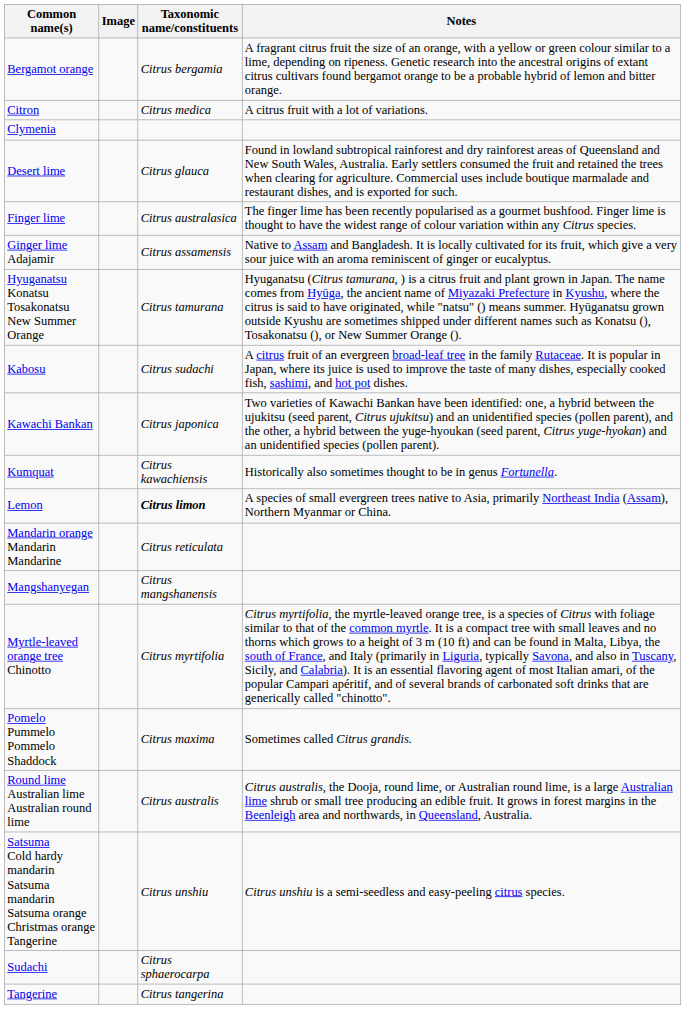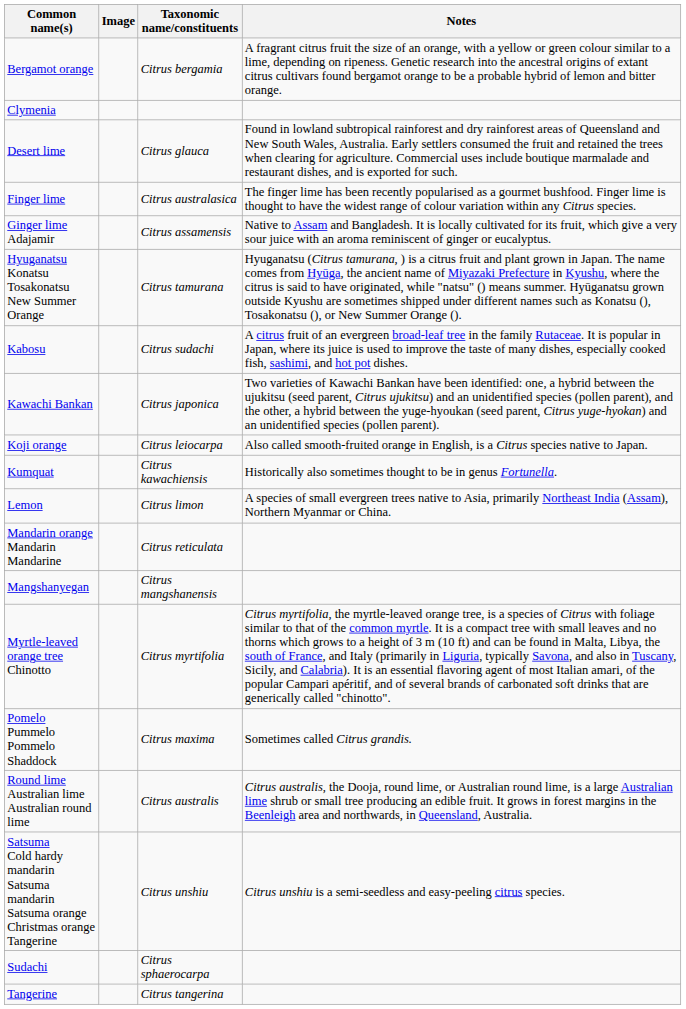- row: (23, 110)
+ row: (37, 445)
(173, 505) bold -> (172, 505) normal
